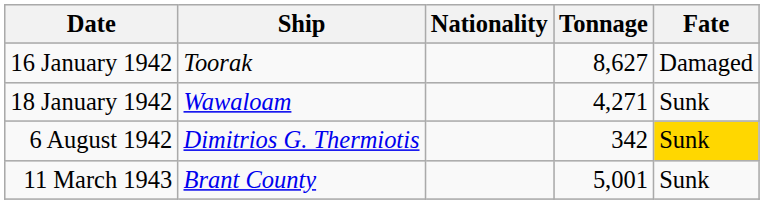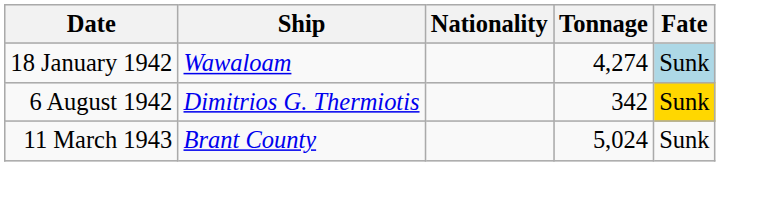- row: (91, 62)
(620, 101) 4,271 -> (620, 62) 4,274
(684, 101) no background -> (684, 62) lightblue background
(620, 179) 5,001 -> (620, 140) 5,024
